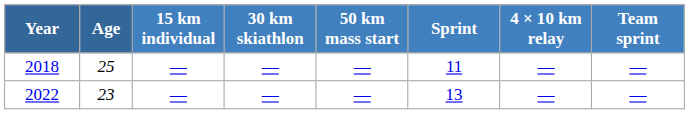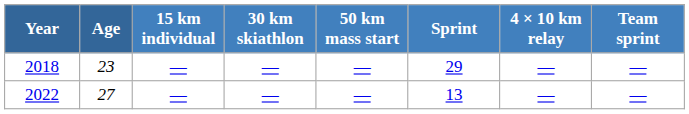(106, 66) 25 -> (106, 66) 23
(454, 66) 11 -> (454, 66) 29
(106, 95) 23 -> (106, 95) 27
